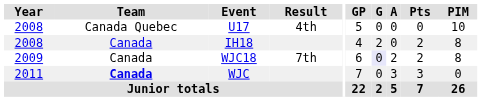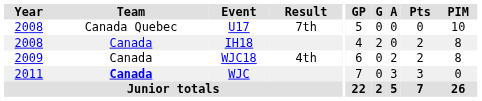(306, 27) 4th -> (306, 27) 7th
(306, 58) 7th -> (306, 58) 4th
(379, 58) lavender background -> (379, 58) no background
